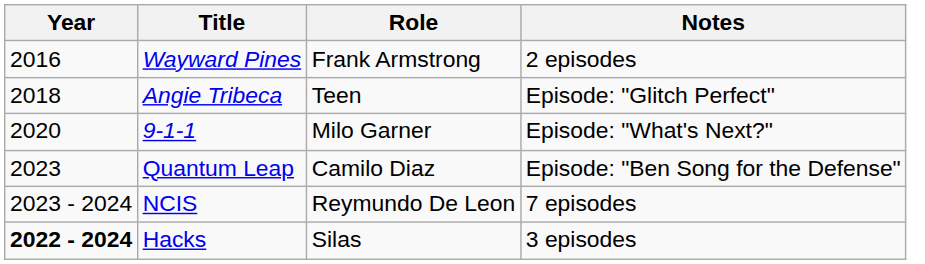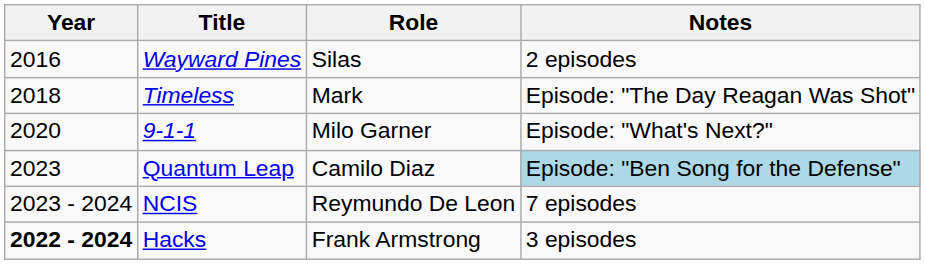(396, 58) Frank Armstrong -> (337, 58) Silas
+ row: (188, 95)
- row: (212, 95)
(713, 167) no background -> (713, 167) lightblue background
(337, 240) Silas -> (396, 240) Frank Armstrong
